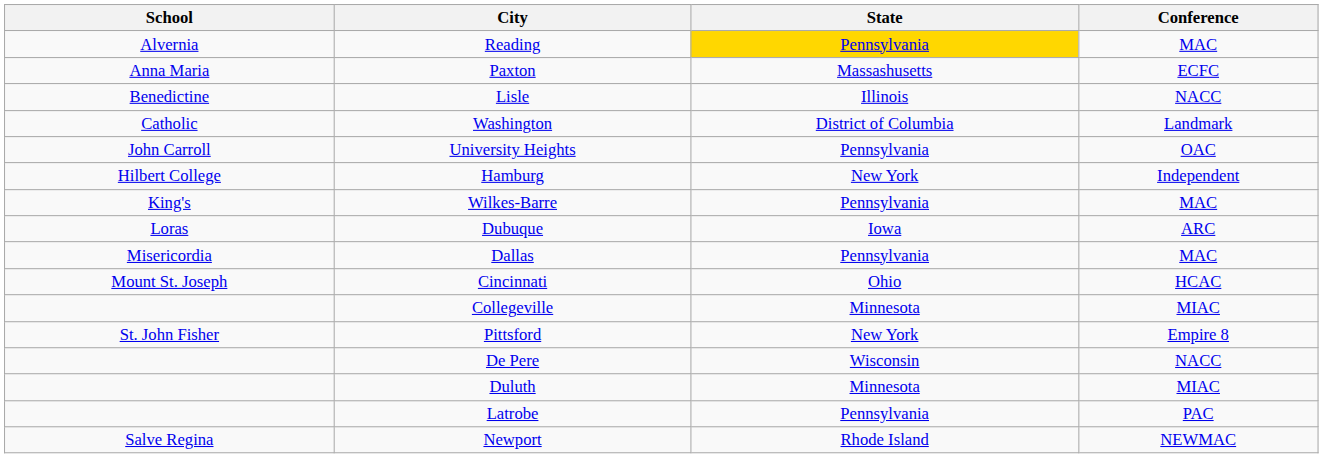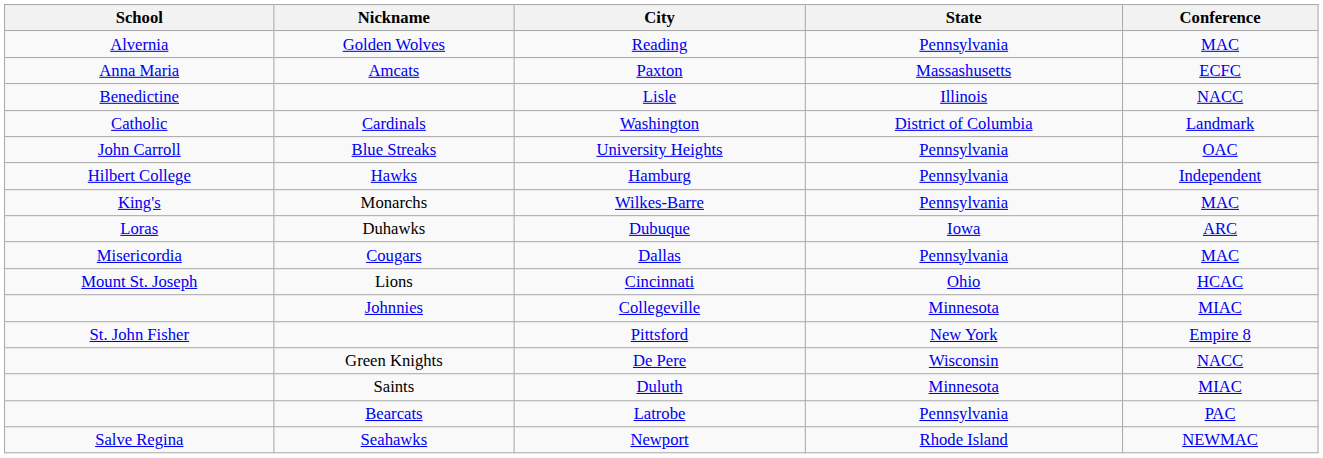+ column: (394, 17)
(885, 44) gold background -> (964, 44) no background
(885, 176) New York -> (964, 176) Pennsylvania
